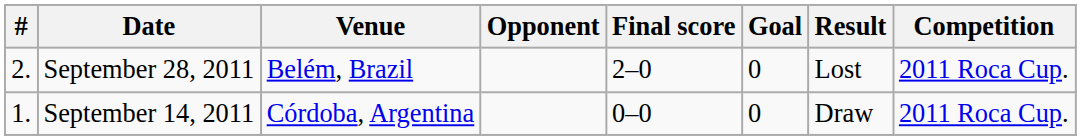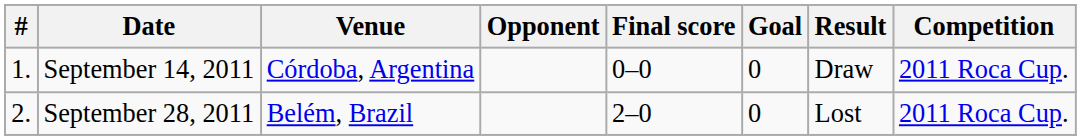rows swapped: (149, 112) <-> (149, 69)
